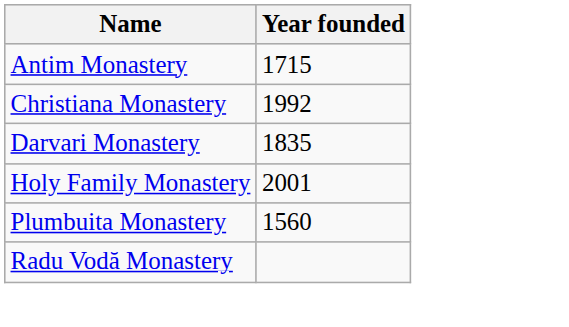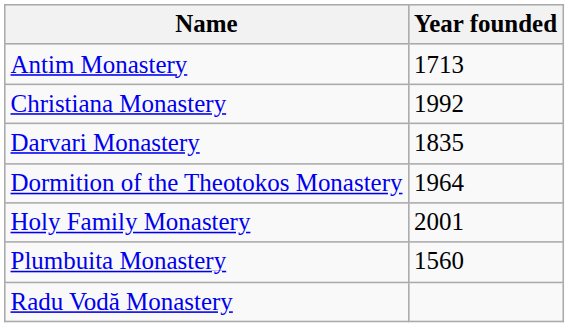(287, 63) 1715 -> (439, 63) 1713
+ row: (206, 182)
